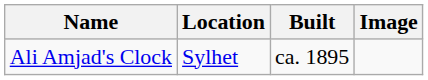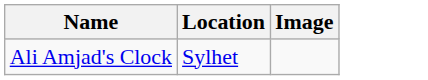- column: (312, 21)
